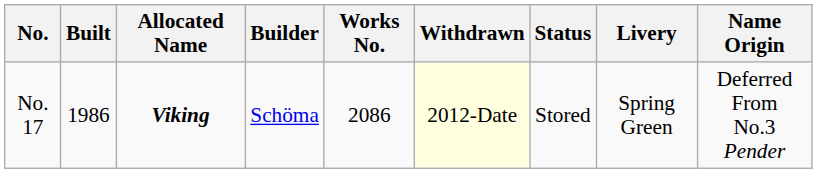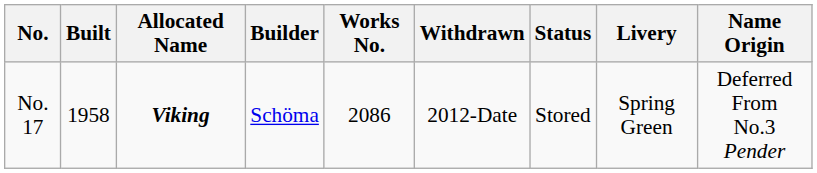(88, 114) 1986 -> (88, 114) 1958
(472, 114) lightyellow background -> (472, 114) no background
